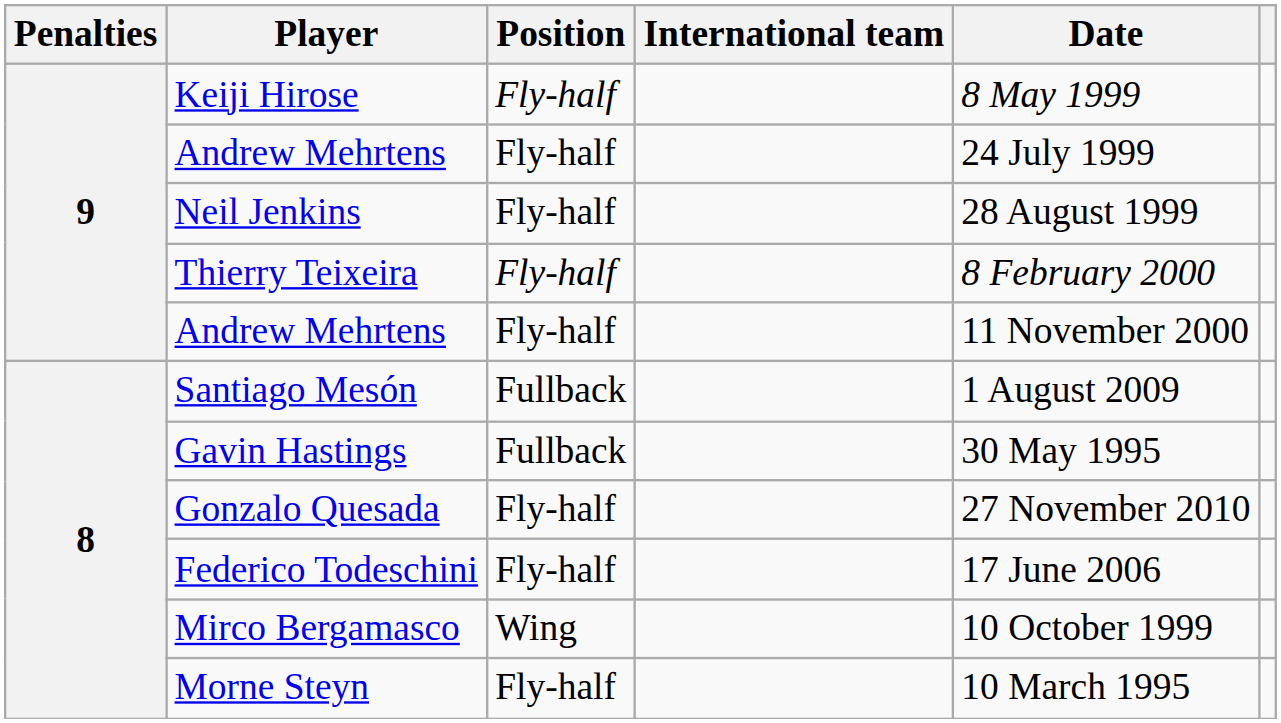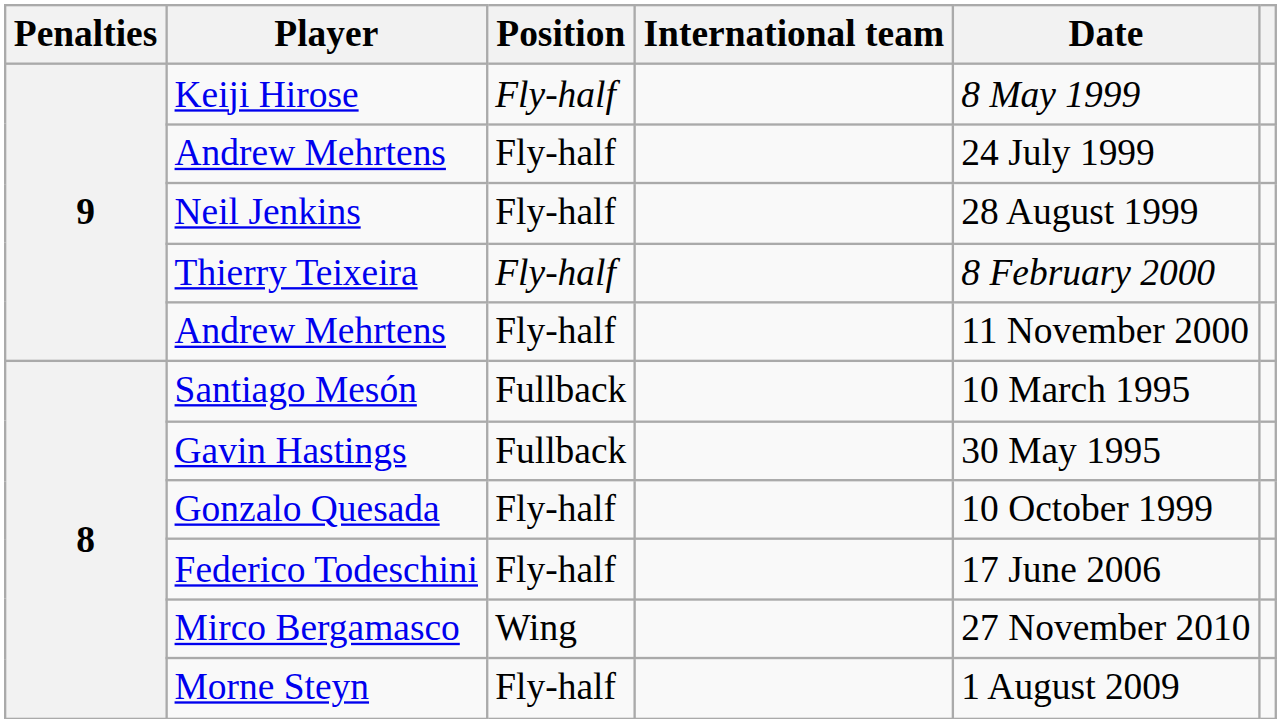(1071, 390) 1 August 2009 -> (1076, 390) 10 March 1995
(1106, 509) 27 November 2010 -> (1087, 509) 10 October 1999
(1087, 627) 10 October 1999 -> (1106, 627) 27 November 2010
(1076, 687) 10 March 1995 -> (1071, 687) 1 August 2009
